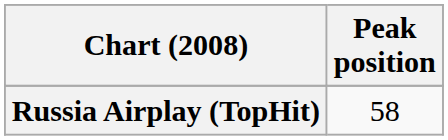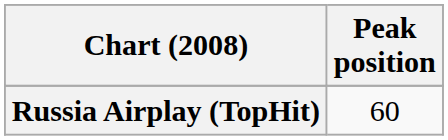(385, 109) 58 -> (385, 109) 60
